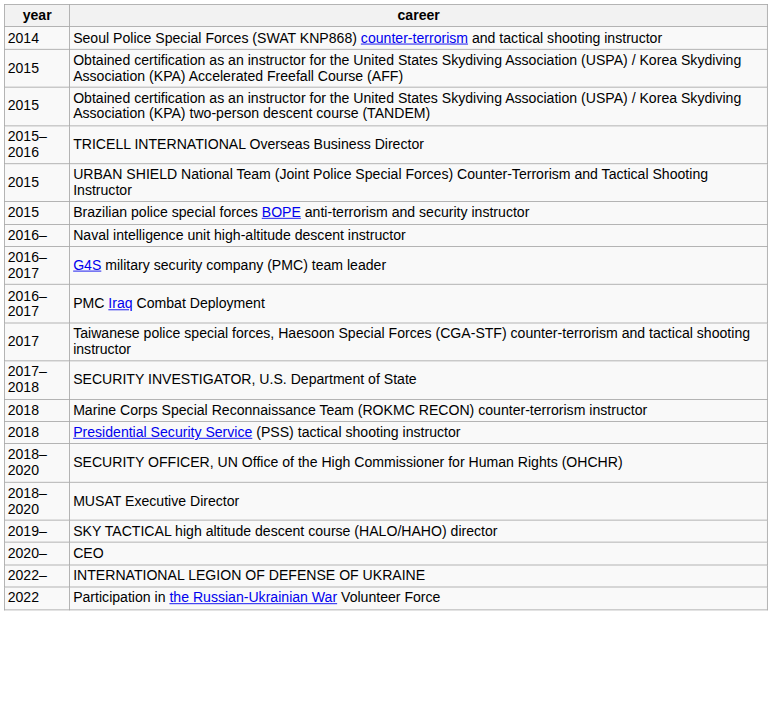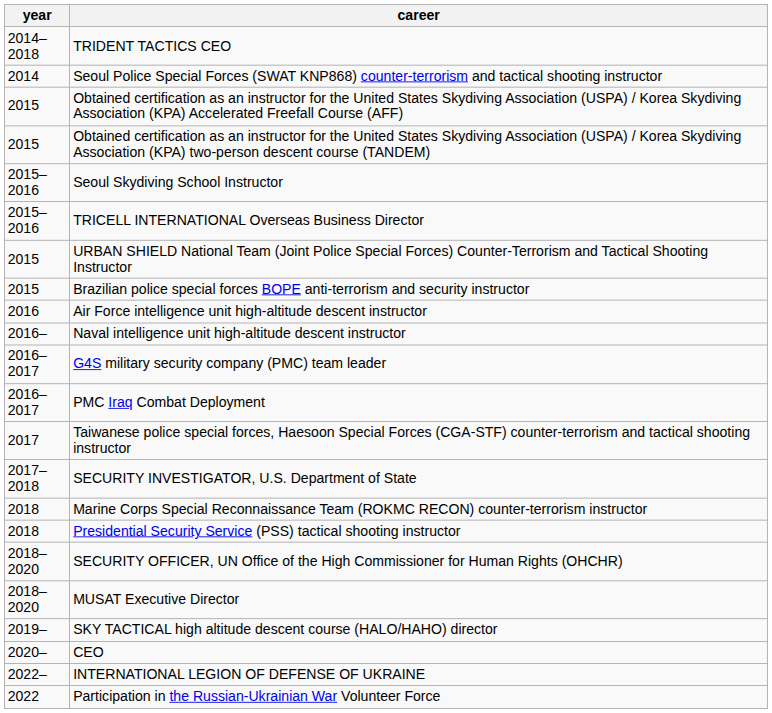+ row: (152, 45)
+ row: (178, 182)
+ row: (250, 311)
